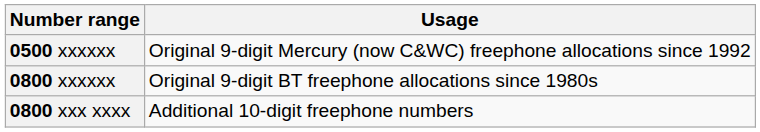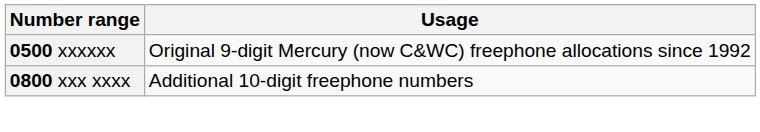- row: (63, 80)
